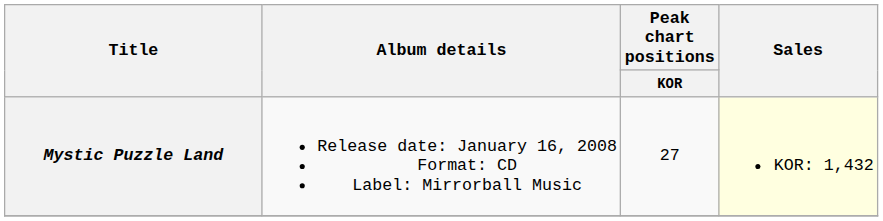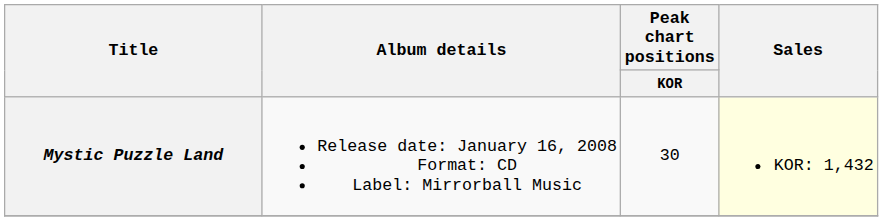(670, 156) 27 -> (670, 156) 30
